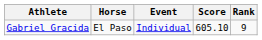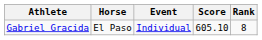(244, 27) 9 -> (244, 27) 8
